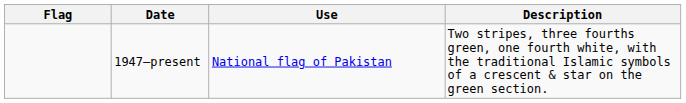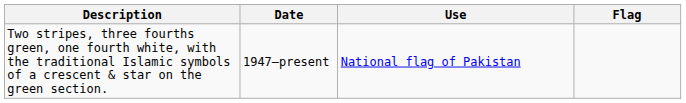columns swapped: (58, 14) <-> (563, 14)
